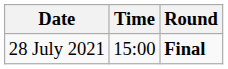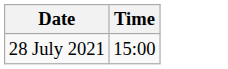- column: (191, 19)
